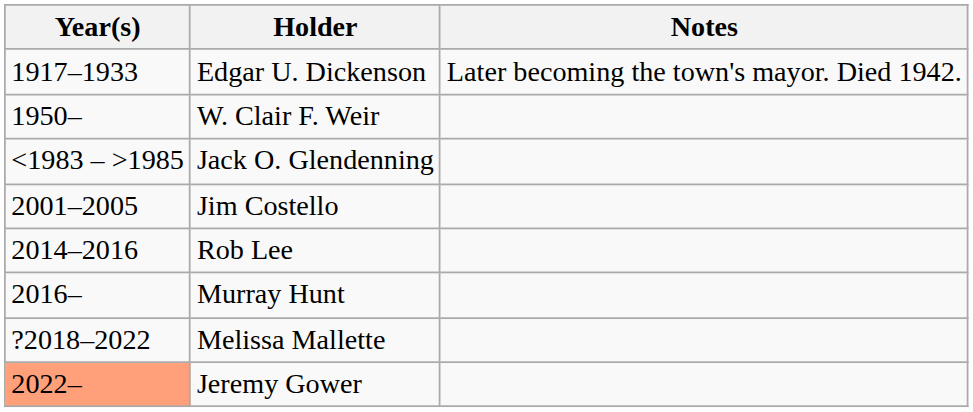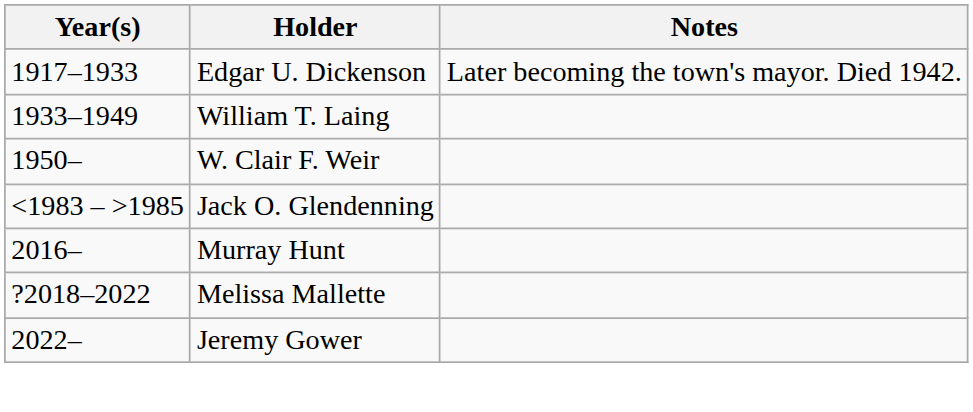+ row: (293, 116)
- row: (268, 205)
- row: (245, 250)
(47, 384) lightsalmon background -> (47, 339) no background
